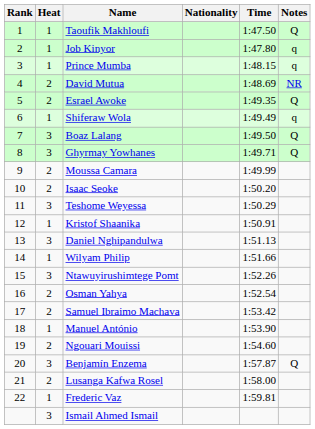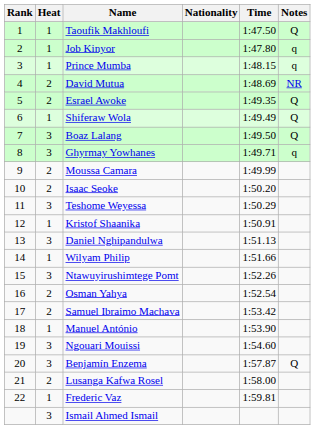(294, 118) q -> (294, 118) Q
(294, 153) Q -> (294, 153) q
(49, 345) 2 -> (49, 345) 3
